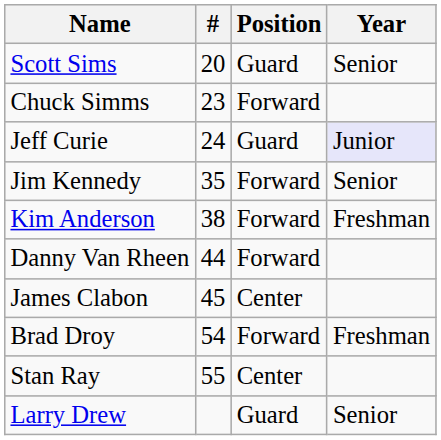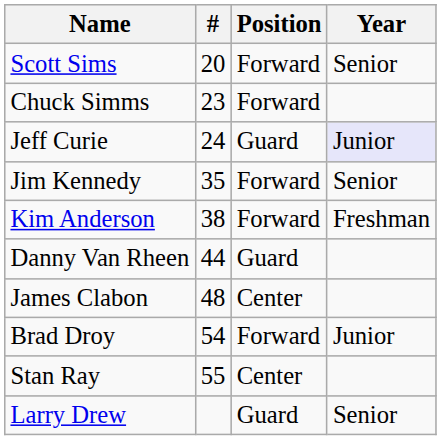(267, 63) Guard -> (278, 63) Forward
(278, 258) Forward -> (267, 258) Guard
(213, 297) 45 -> (213, 297) 48
(381, 336) Freshman -> (364, 336) Junior
